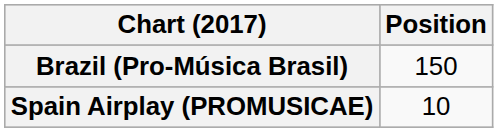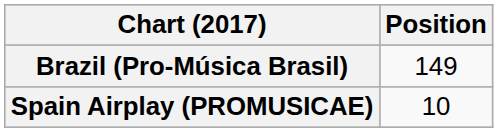(436, 65) 150 -> (436, 65) 149
